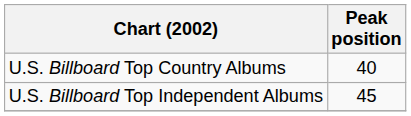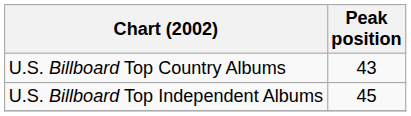(366, 67) 40 -> (366, 67) 43
